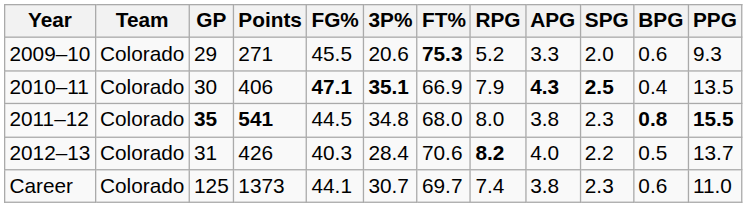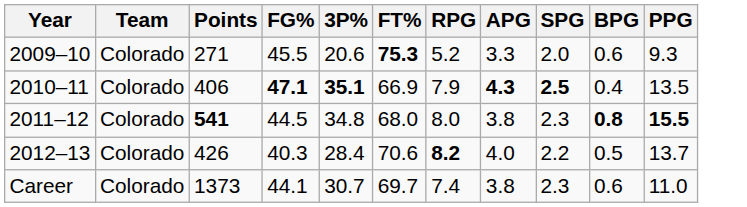- column: (211, 20)
